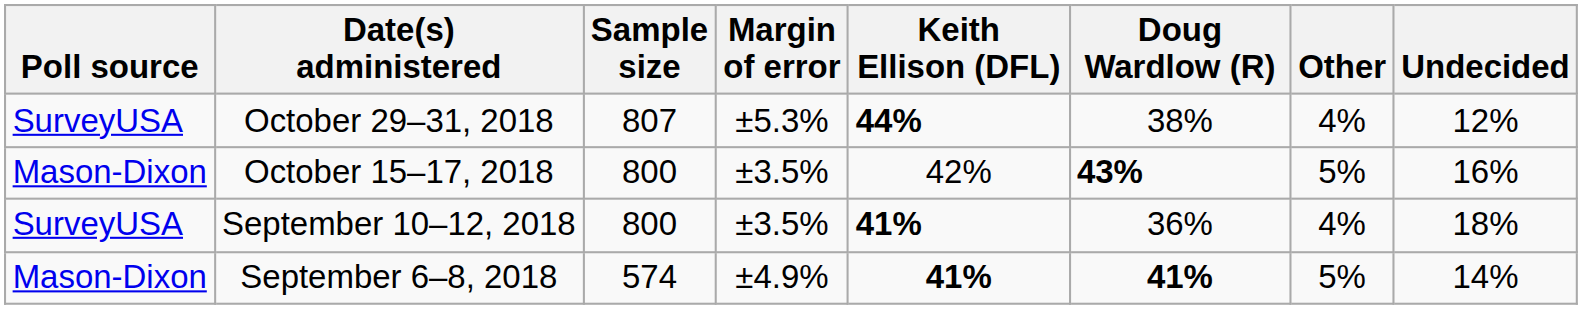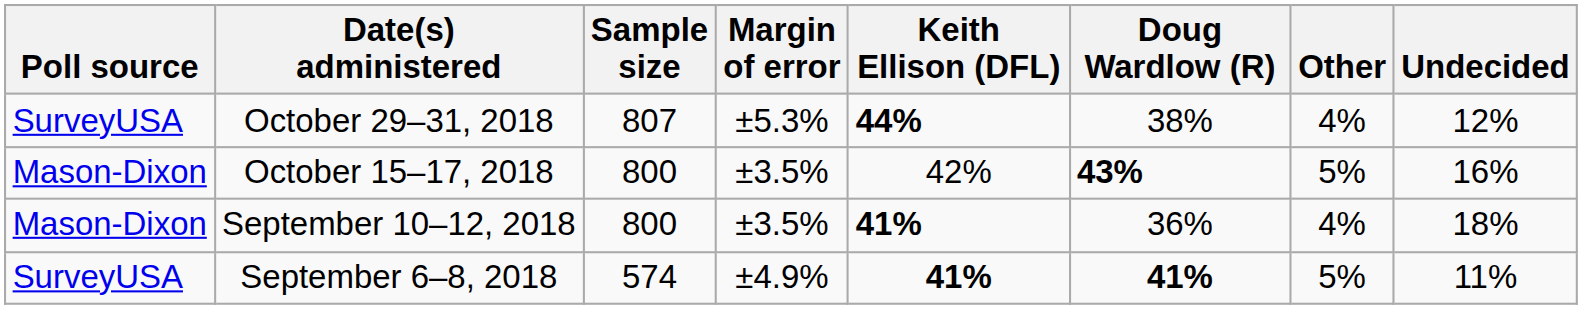(98, 224) SurveyUSA -> (110, 224) Mason-Dixon
(110, 276) Mason-Dixon -> (98, 276) SurveyUSA
(1485, 276) 14% -> (1485, 276) 11%
